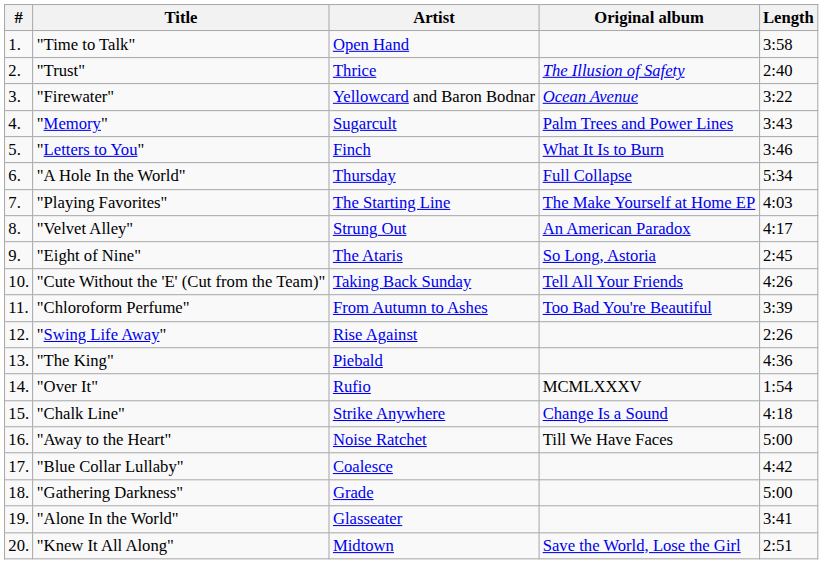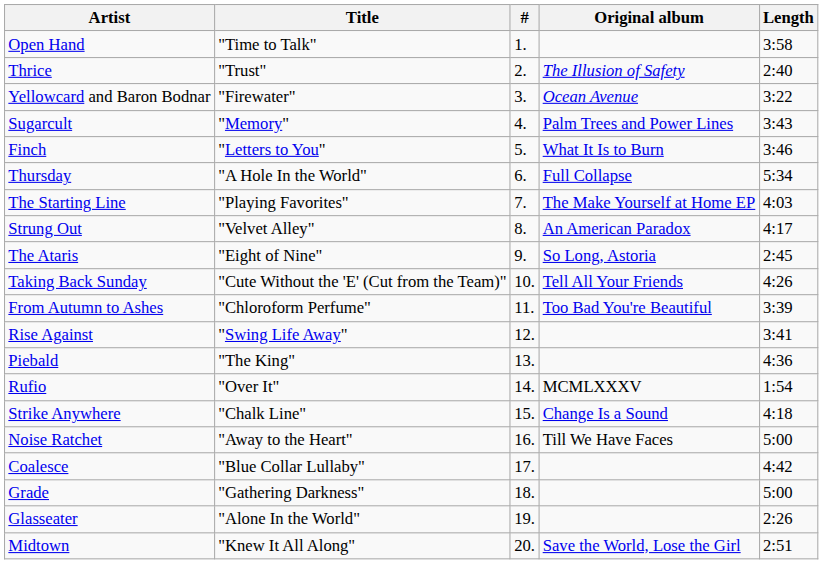columns swapped: (19, 17) <-> (434, 17)
(778, 334) 2:26 -> (778, 334) 3:41
(778, 519) 3:41 -> (778, 519) 2:26
